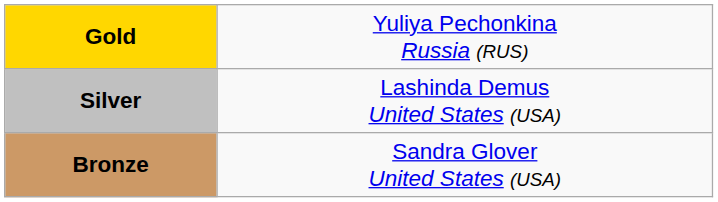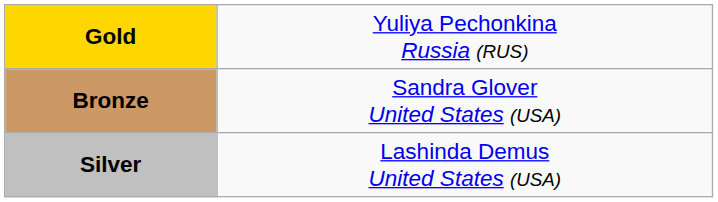rows swapped: (111, 100) <-> (111, 164)
